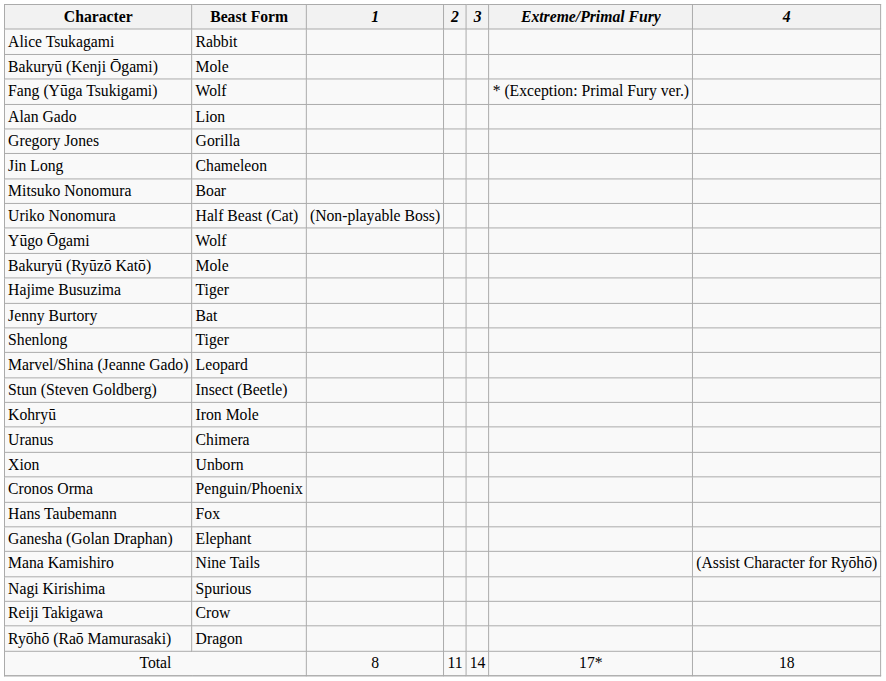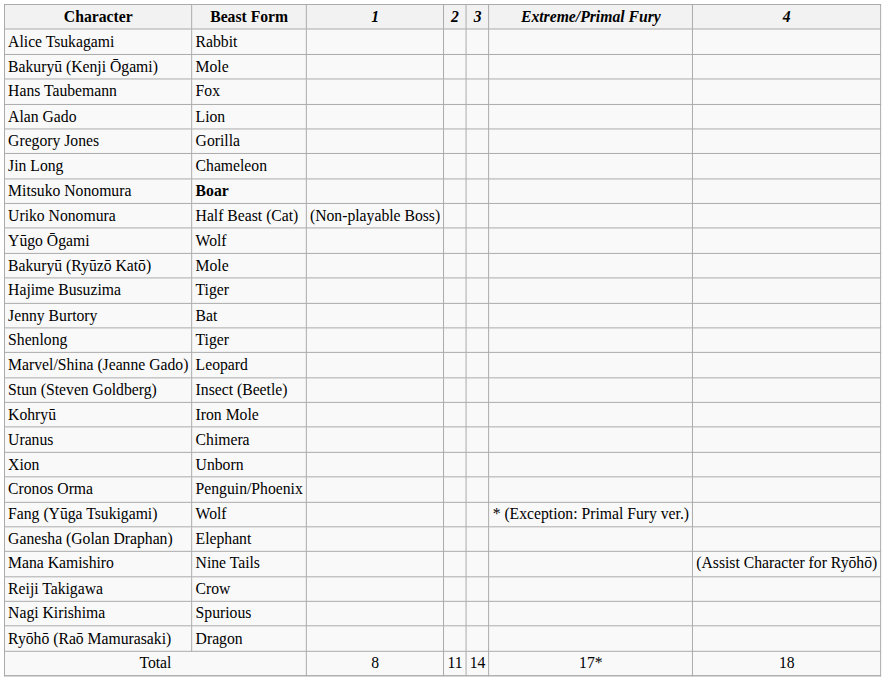rows swapped: (62, 514) <-> (83, 91)
(211, 191) normal -> (212, 191) bold
rows swapped: (57, 588) <-> (56, 613)
